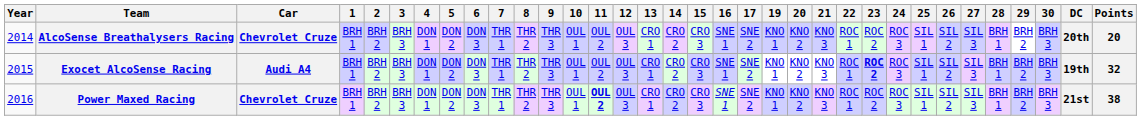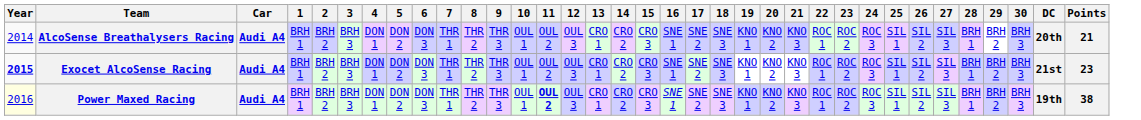+ column: (723, 14)
(288, 38) Chevrolet Cruze -> (262, 38) Audi A4
(1114, 38) 20 -> (1087, 38) 21
(20, 69) normal -> (20, 69) bold
(874, 69) bold -> (847, 69) normal
(1076, 69) 19th -> (1049, 69) 21st
(1114, 69) 32 -> (1087, 69) 23
(20, 100) no background -> (20, 100) lightyellow background
(288, 100) Chevrolet Cruze -> (262, 100) Audi A4
(1076, 100) 21st -> (1049, 100) 19th
